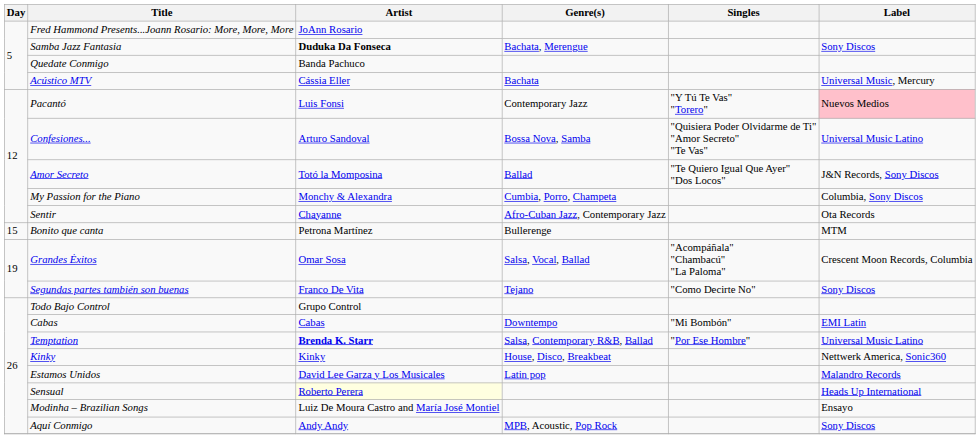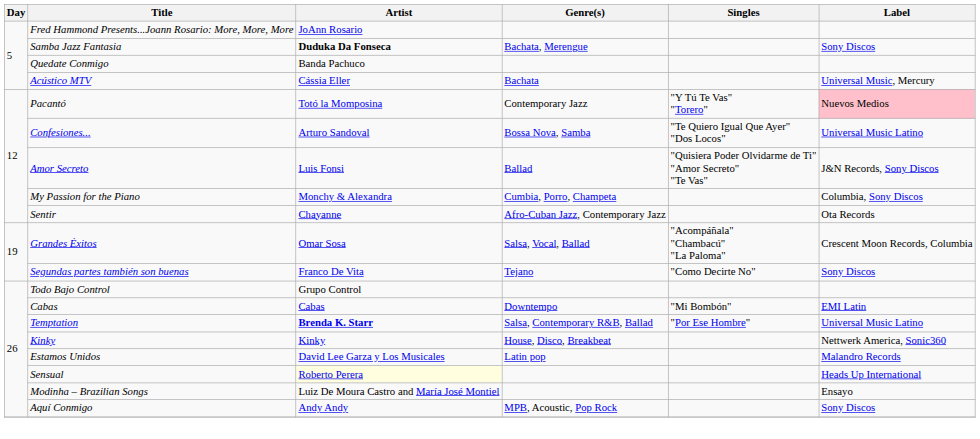(321, 104) Luis Fonsi -> (340, 104) Totó la Momposina
(743, 139) "Quisiera Poder Olvidarme de Ti" "Amor Secreto" "Te Vas" -> (730, 133) "Te Quiero Igual Que Ayer" "Dos Locos"
(340, 174) Totó la Momposina -> (321, 168) Luis Fonsi
(730, 174) "Te Quiero Igual Que Ayer" "Dos Locos" -> (743, 168) "Quisiera Poder Olvidarme de Ti" "Amor Secreto" "Te Vas"
- row: (67, 231)
